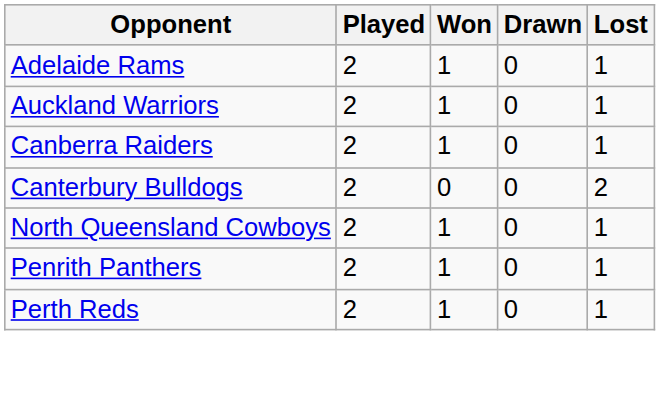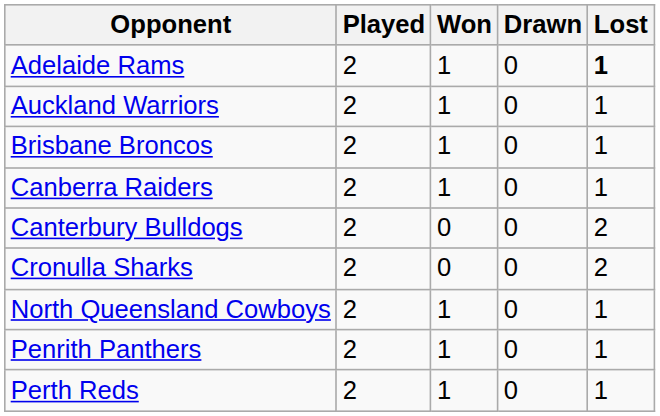(601, 65) normal -> (601, 65) bold
+ row: (112, 146)
+ row: (102, 268)
